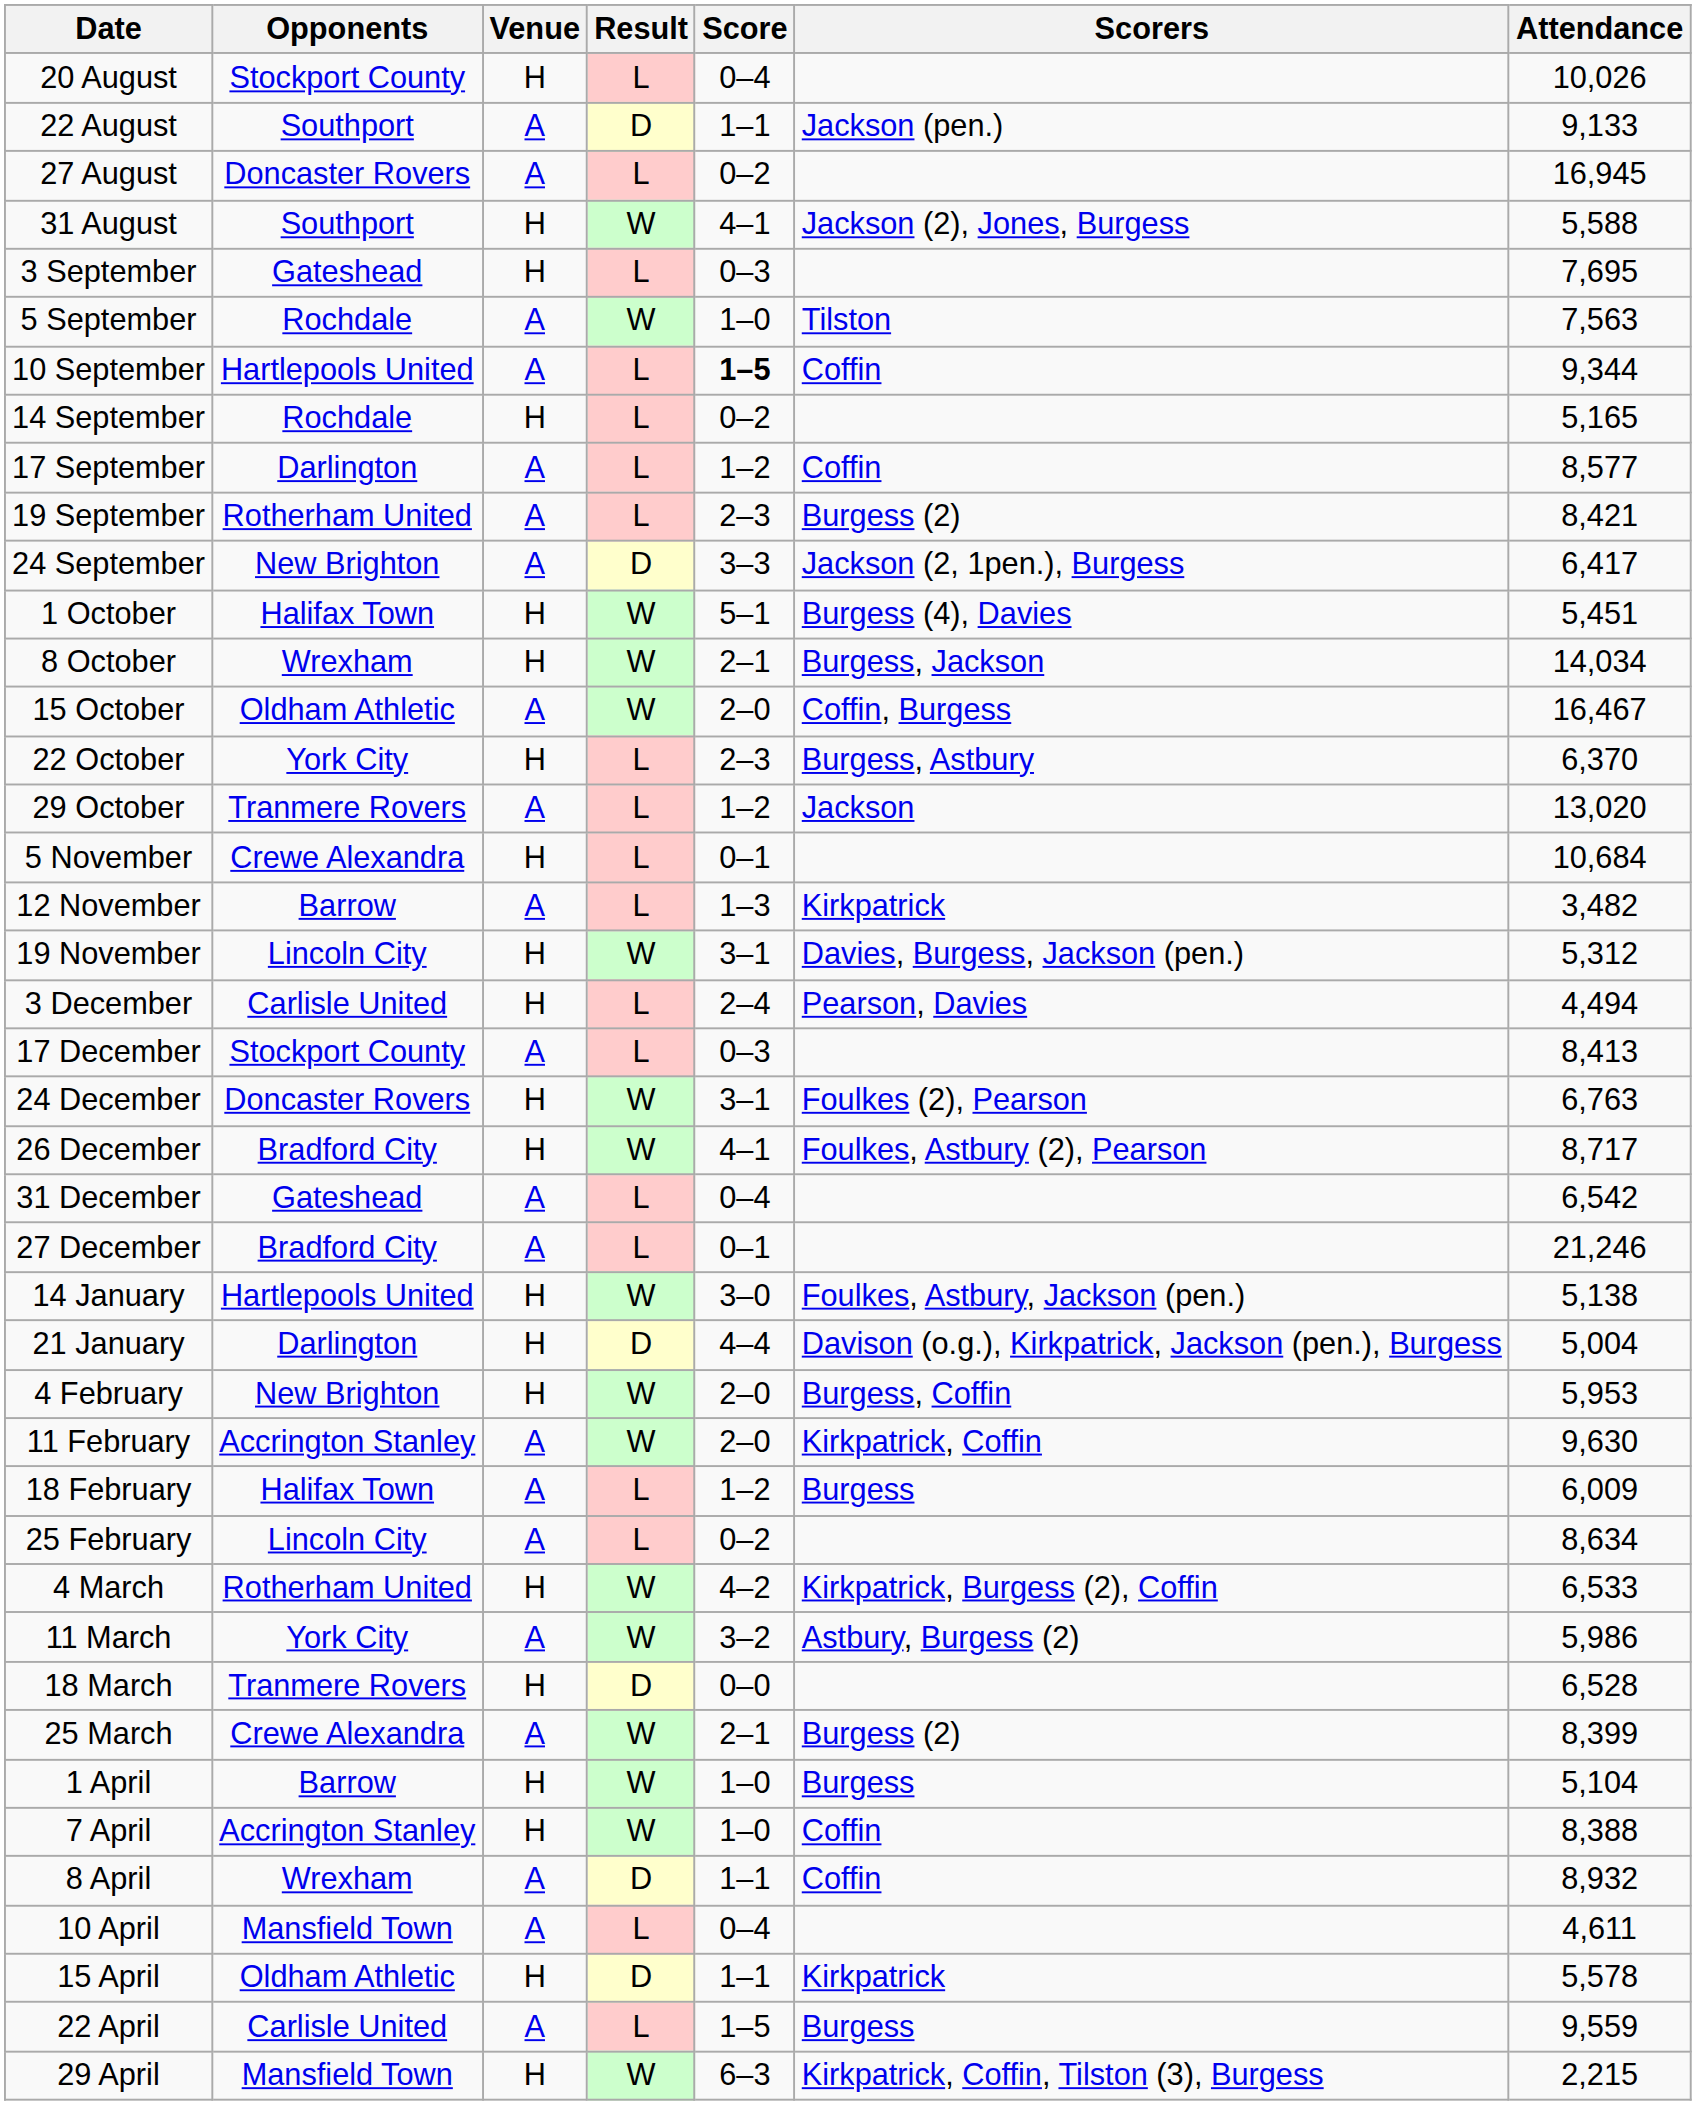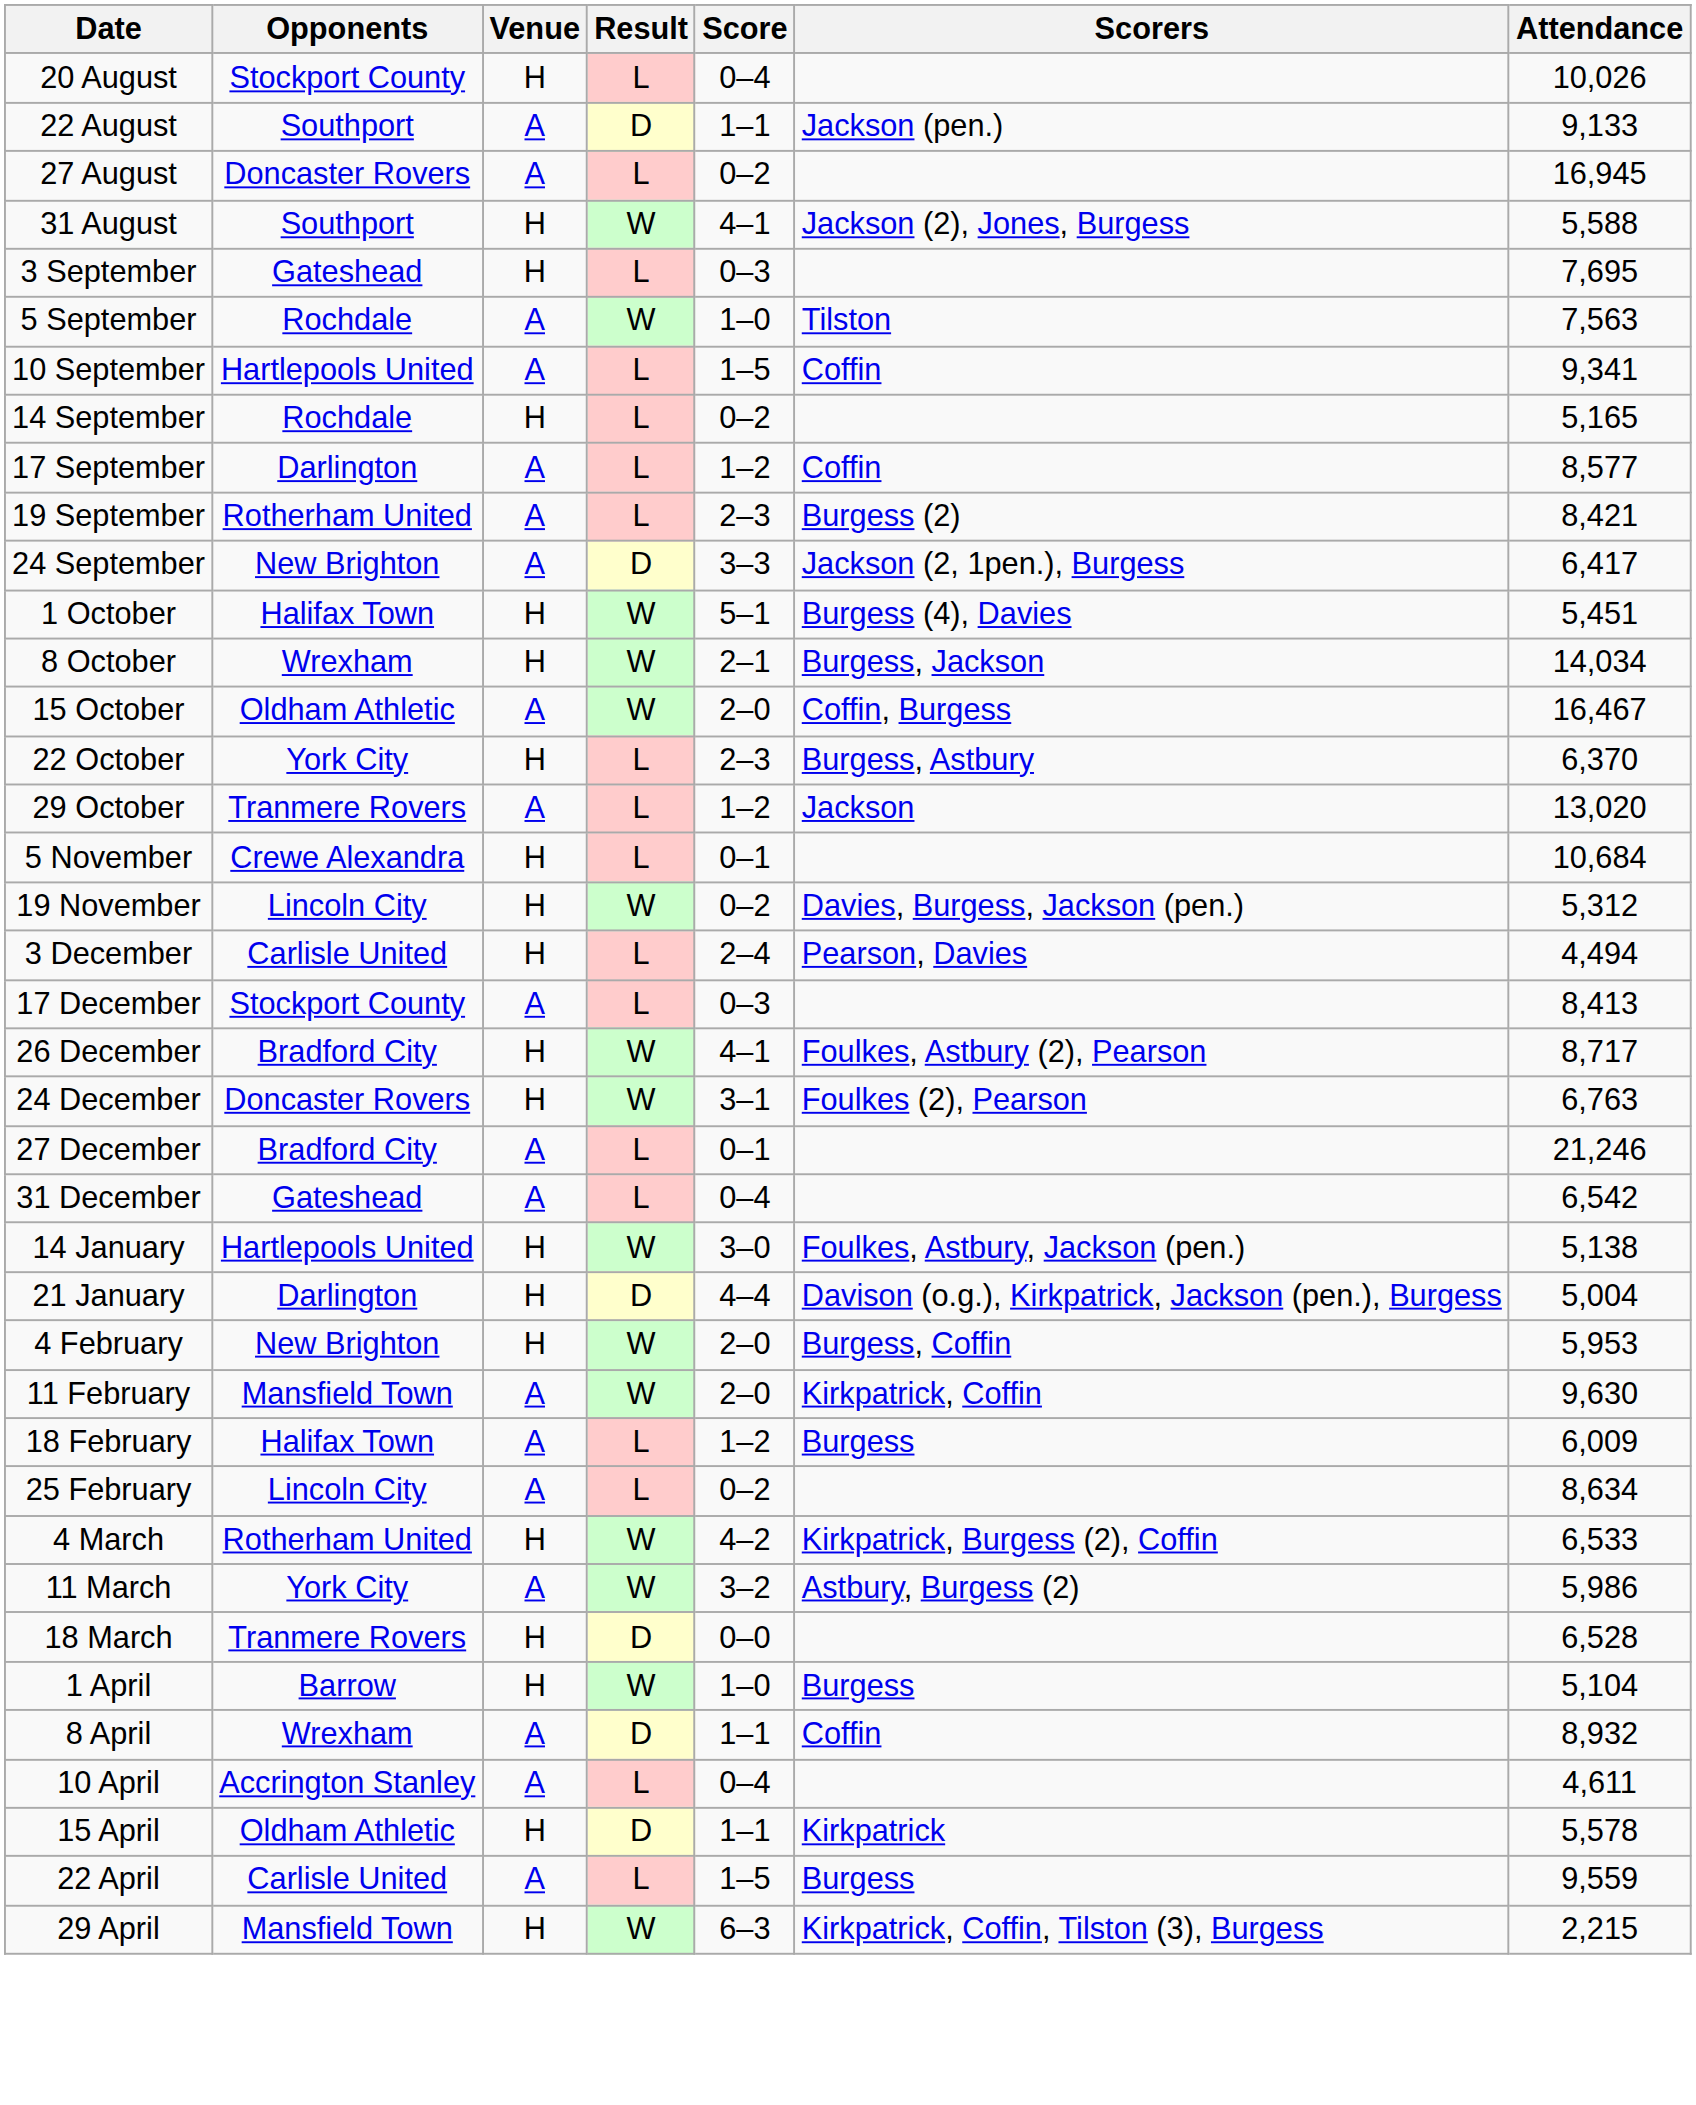(745, 369) bold -> (745, 369) normal
(1600, 369) 9,344 -> (1600, 369) 9,341
- row: (109, 905)
(745, 954) 3–1 -> (745, 905) 0–2
rows swapped: (109, 1100) <-> (109, 1149)
rows swapped: (109, 1246) <-> (109, 1198)
(347, 1441) Accrington Stanley -> (347, 1393) Mansfield Town
- row: (109, 1734)
- row: (109, 1831)
(347, 1928) Mansfield Town -> (347, 1782) Accrington Stanley
